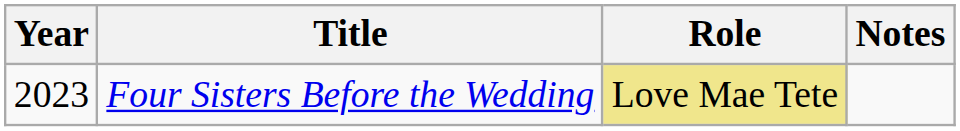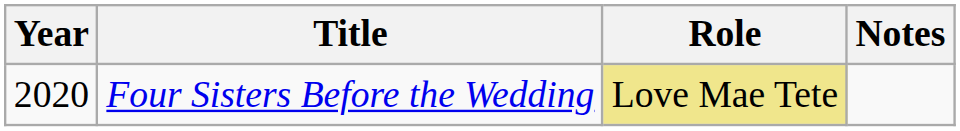(51, 93) 2023 -> (51, 93) 2020
